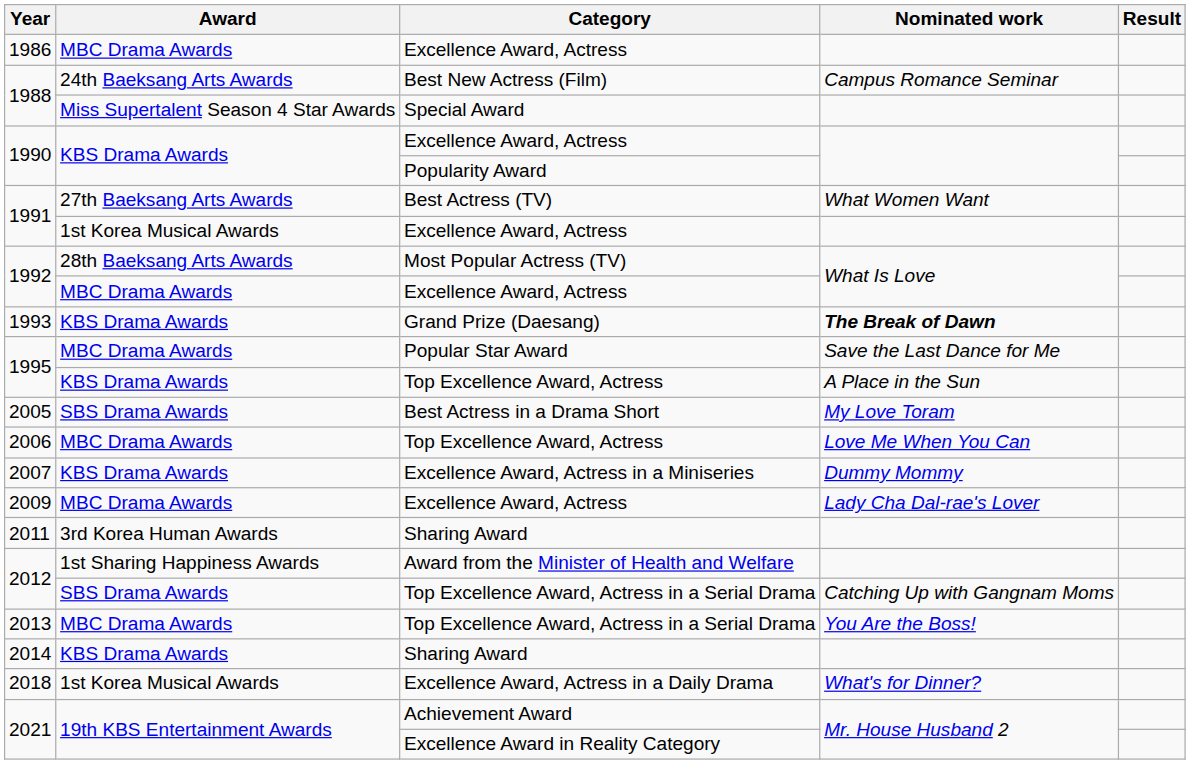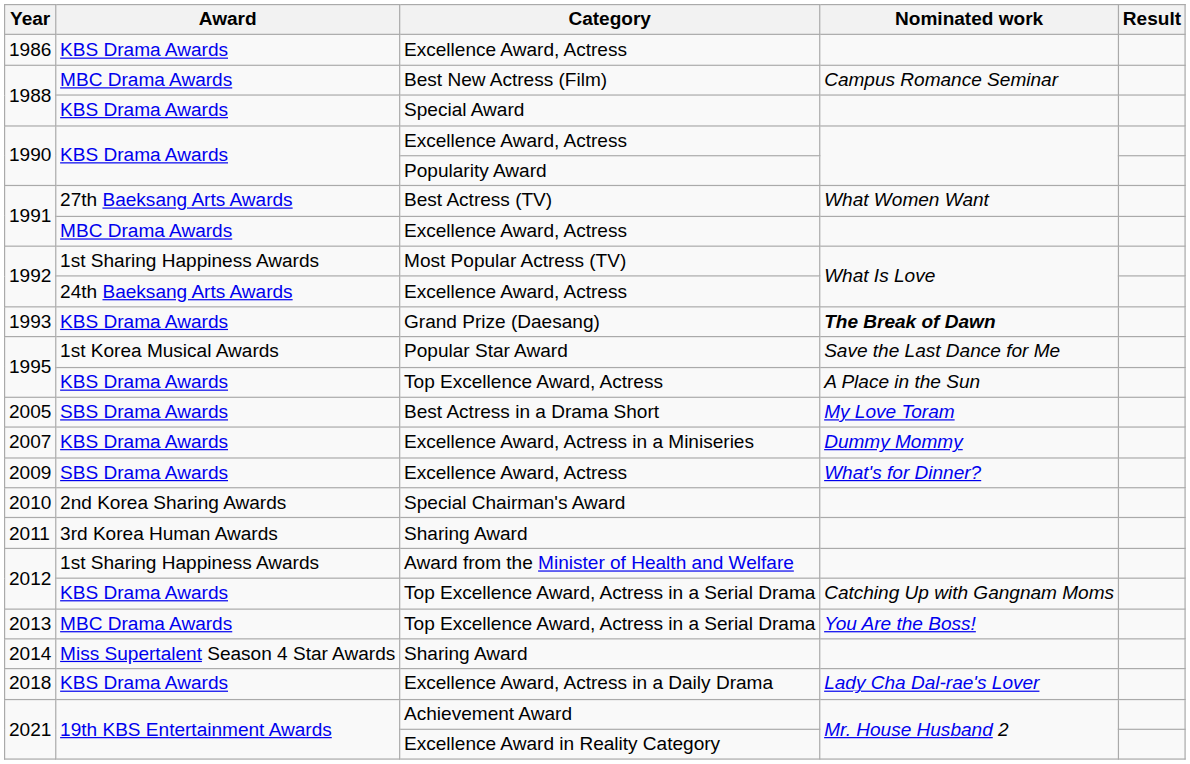(146, 49) MBC Drama Awards -> (144, 49) KBS Drama Awards
(176, 79) 24th Baeksang Arts Awards -> (146, 79) MBC Drama Awards
(228, 110) Miss Supertalent Season 4 Star Awards -> (144, 110) KBS Drama Awards
(169, 230) 1st Korea Musical Awards -> (146, 230) MBC Drama Awards
(176, 261) 28th Baeksang Arts Awards -> (190, 261) 1st Sharing Happiness Awards
(146, 291) MBC Drama Awards -> (176, 291) 24th Baeksang Arts Awards
(146, 351) MBC Drama Awards -> (169, 351) 1st Korea Musical Awards
- row: (30, 442)
(146, 502) MBC Drama Awards -> (144, 472) SBS Drama Awards
(932, 502) Lady Cha Dal-rae's Lover -> (903, 472) What's for Dinner?
+ row: (30, 502)
(144, 593) SBS Drama Awards -> (144, 593) KBS Drama Awards
(144, 653) KBS Drama Awards -> (228, 653) Miss Supertalent Season 4 Star Awards
(169, 683) 1st Korea Musical Awards -> (144, 683) KBS Drama Awards
(903, 683) What's for Dinner? -> (932, 683) Lady Cha Dal-rae's Lover
